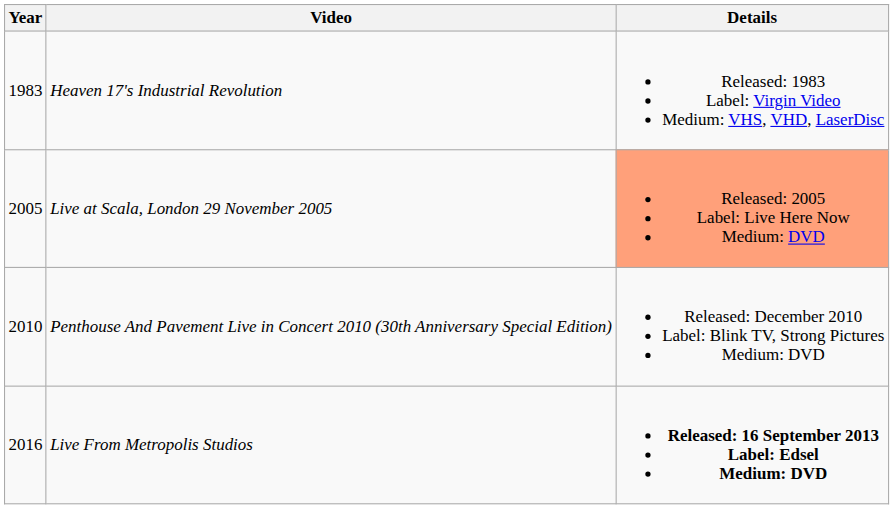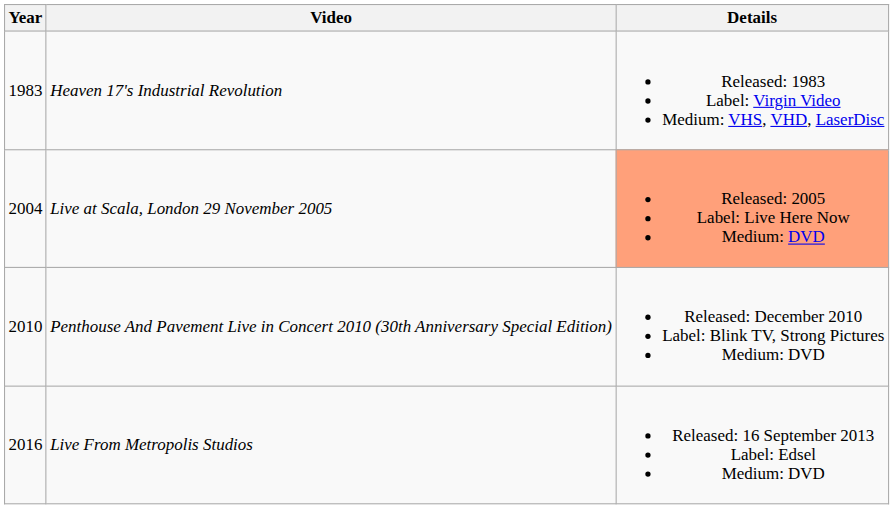(25, 208) 2005 -> (25, 208) 2004
(752, 454) bold -> (752, 454) normal
